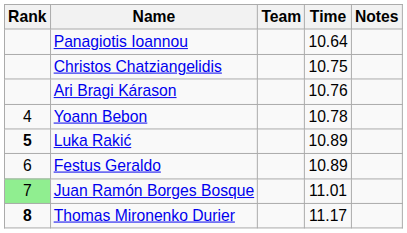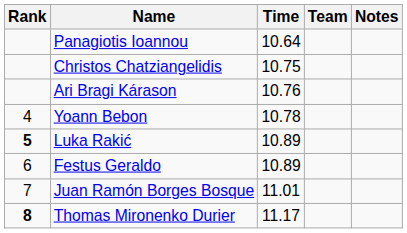columns swapped: (281, 16) <-> (328, 16)
(27, 191) lightgreen background -> (27, 191) no background
